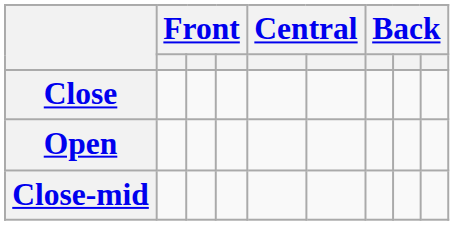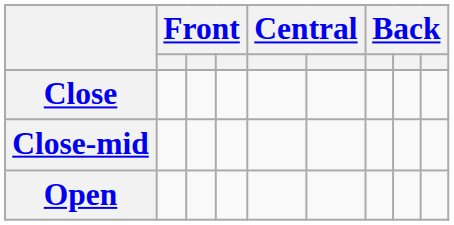rows swapped: (81, 193) <-> (81, 144)
